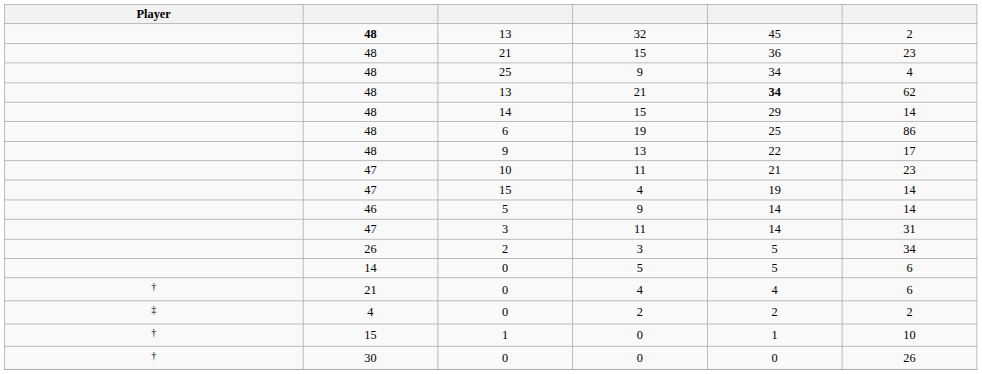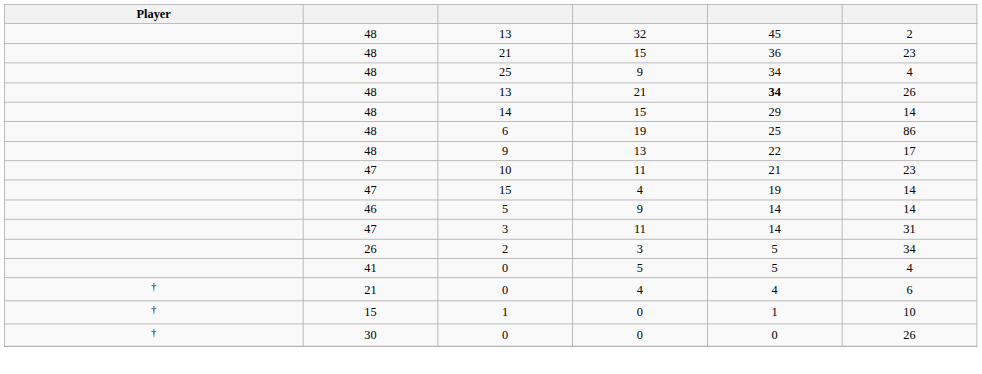(370, 33) bold -> (370, 33) normal
(909, 92) 62 -> (909, 92) 26
(370, 268) 14 -> (370, 268) 41
(909, 268) 6 -> (909, 268) 4
- row: (505, 312)
